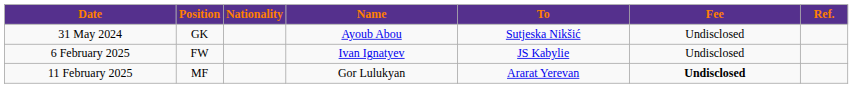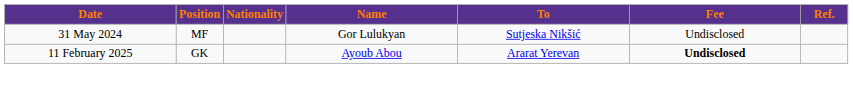(200, 34) GK -> (200, 34) MF
(372, 34) Ayoub Abou -> (372, 34) Gor Lulukyan
- row: (90, 54)
(200, 73) MF -> (200, 54) GK
(372, 73) Gor Lulukyan -> (372, 54) Ayoub Abou
